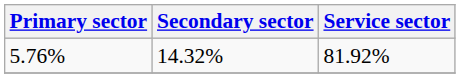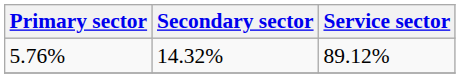(357, 55) 81.92% -> (357, 55) 89.12%
